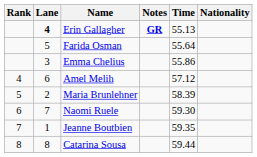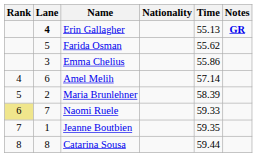columns swapped: (225, 12) <-> (155, 12)
(183, 45) 55.64 -> (208, 45) 55.62
(183, 78) 57.12 -> (208, 78) 57.14
(19, 111) no background -> (19, 111) khaki background
(183, 111) 59.30 -> (208, 111) 59.33
